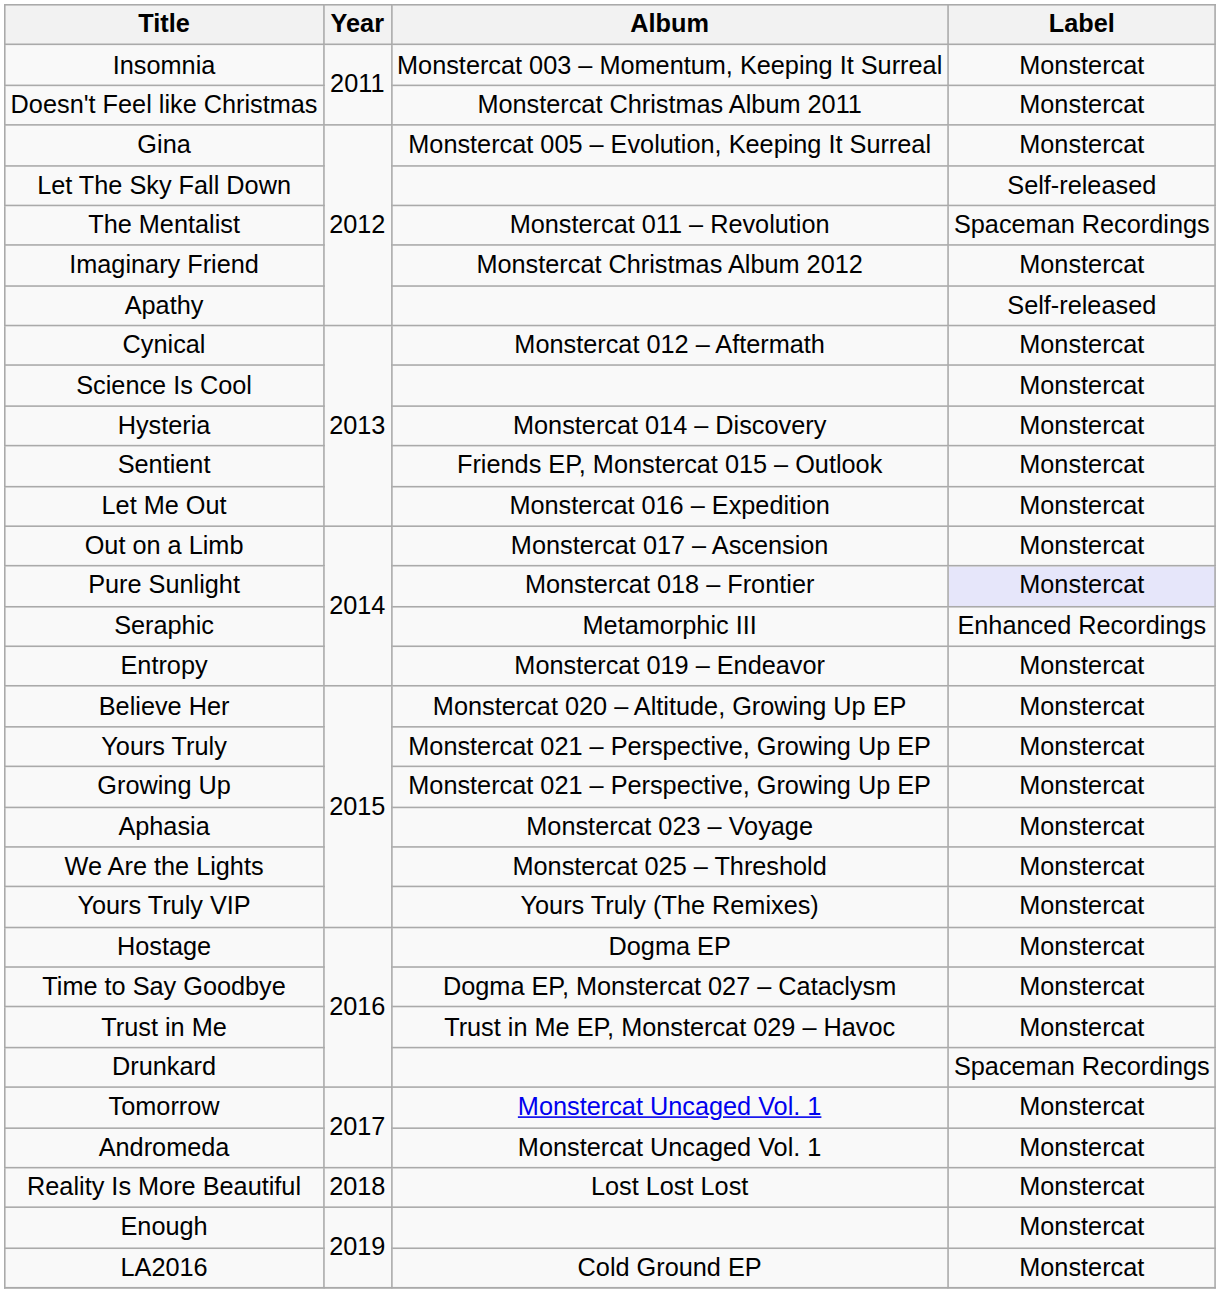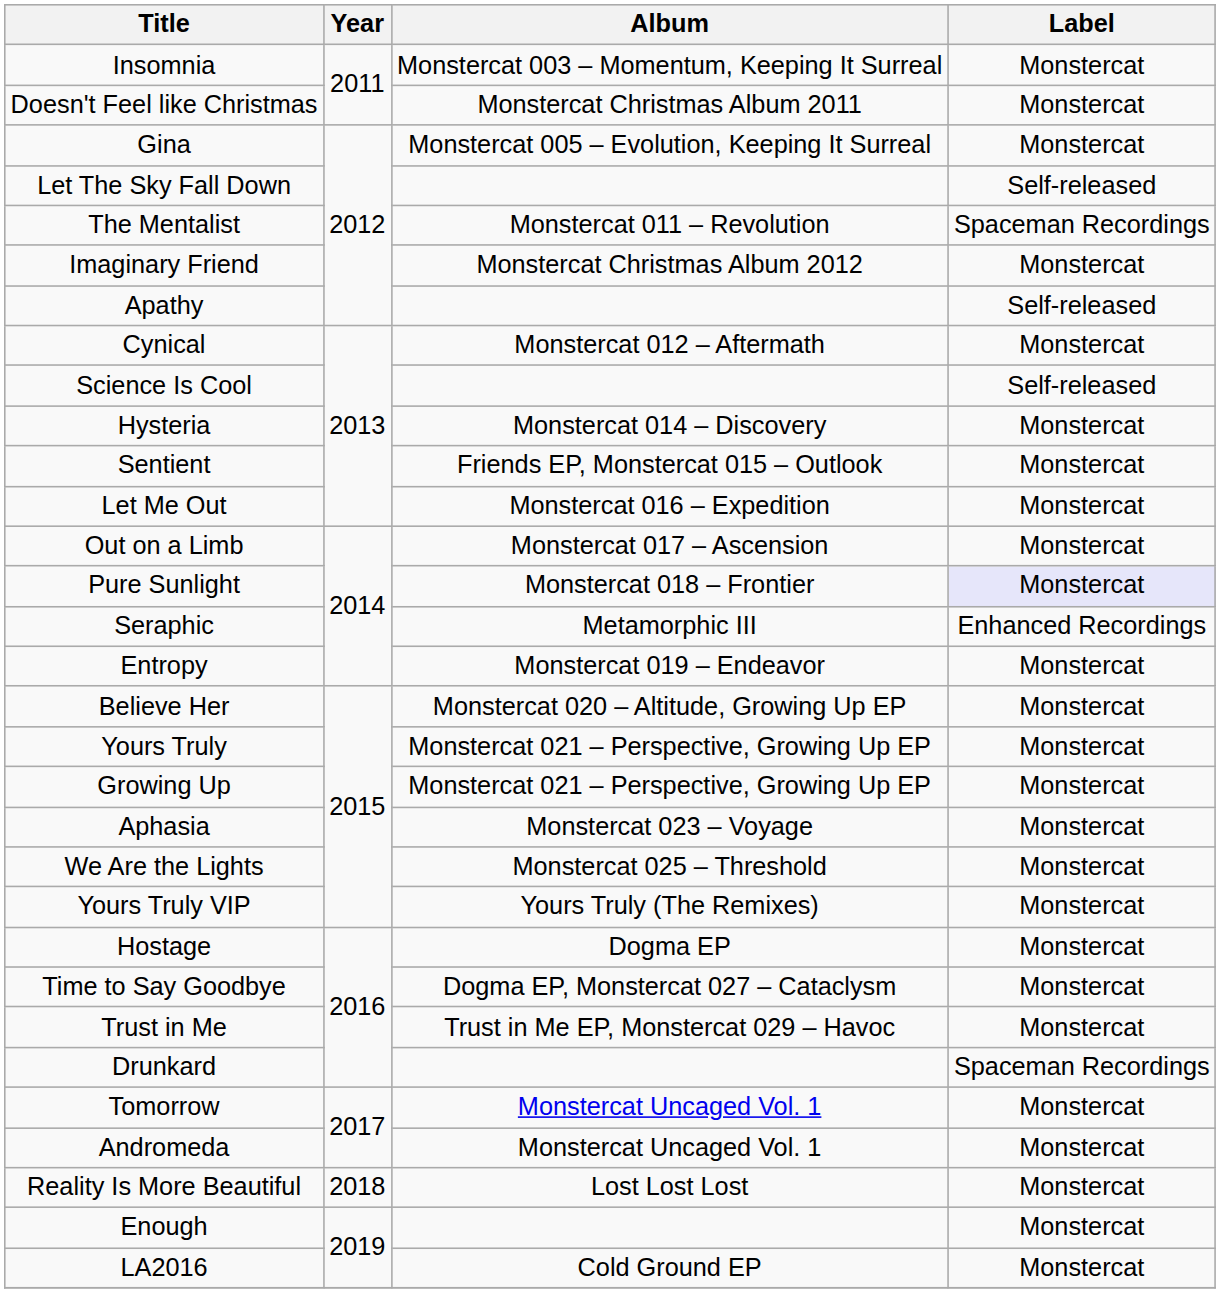(1082, 385) Monstercat -> (1082, 385) Self-released
